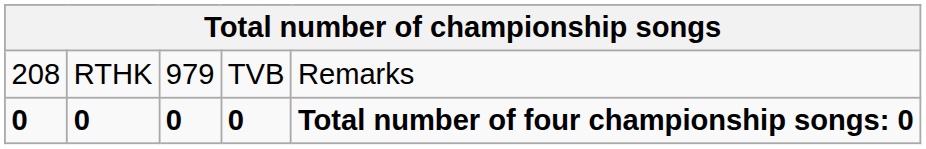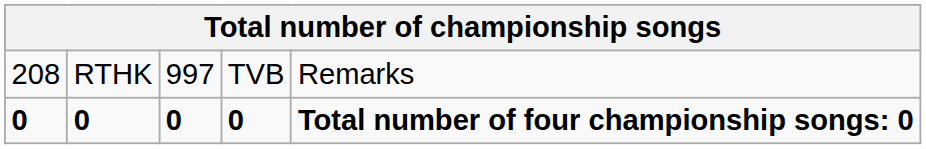(190, 73) 979 -> (190, 73) 997
